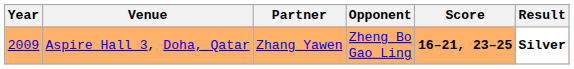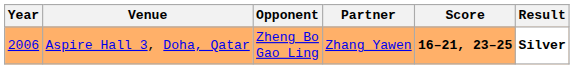columns swapped: (299, 15) <-> (380, 15)
(23, 45) 2009 -> (23, 45) 2006
